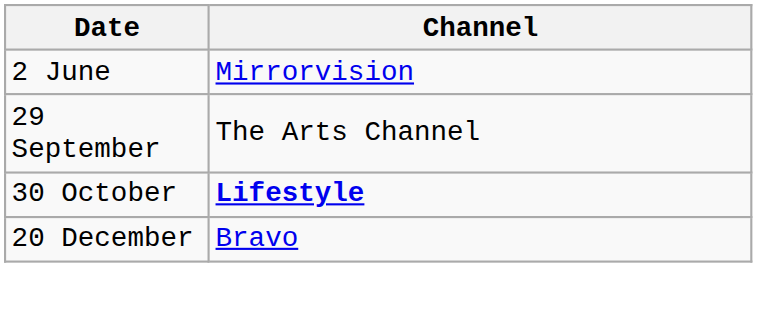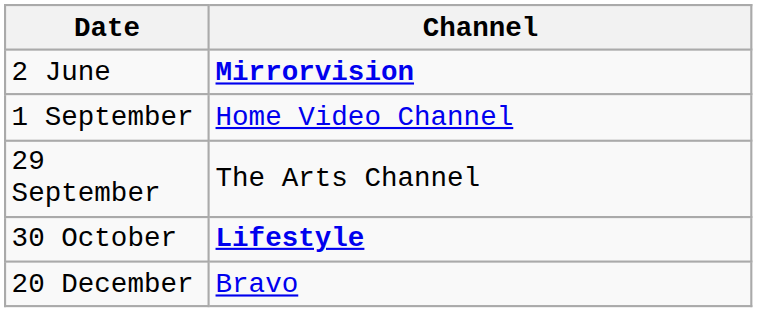(315, 72) normal -> (315, 72) bold
+ row: (103, 117)
